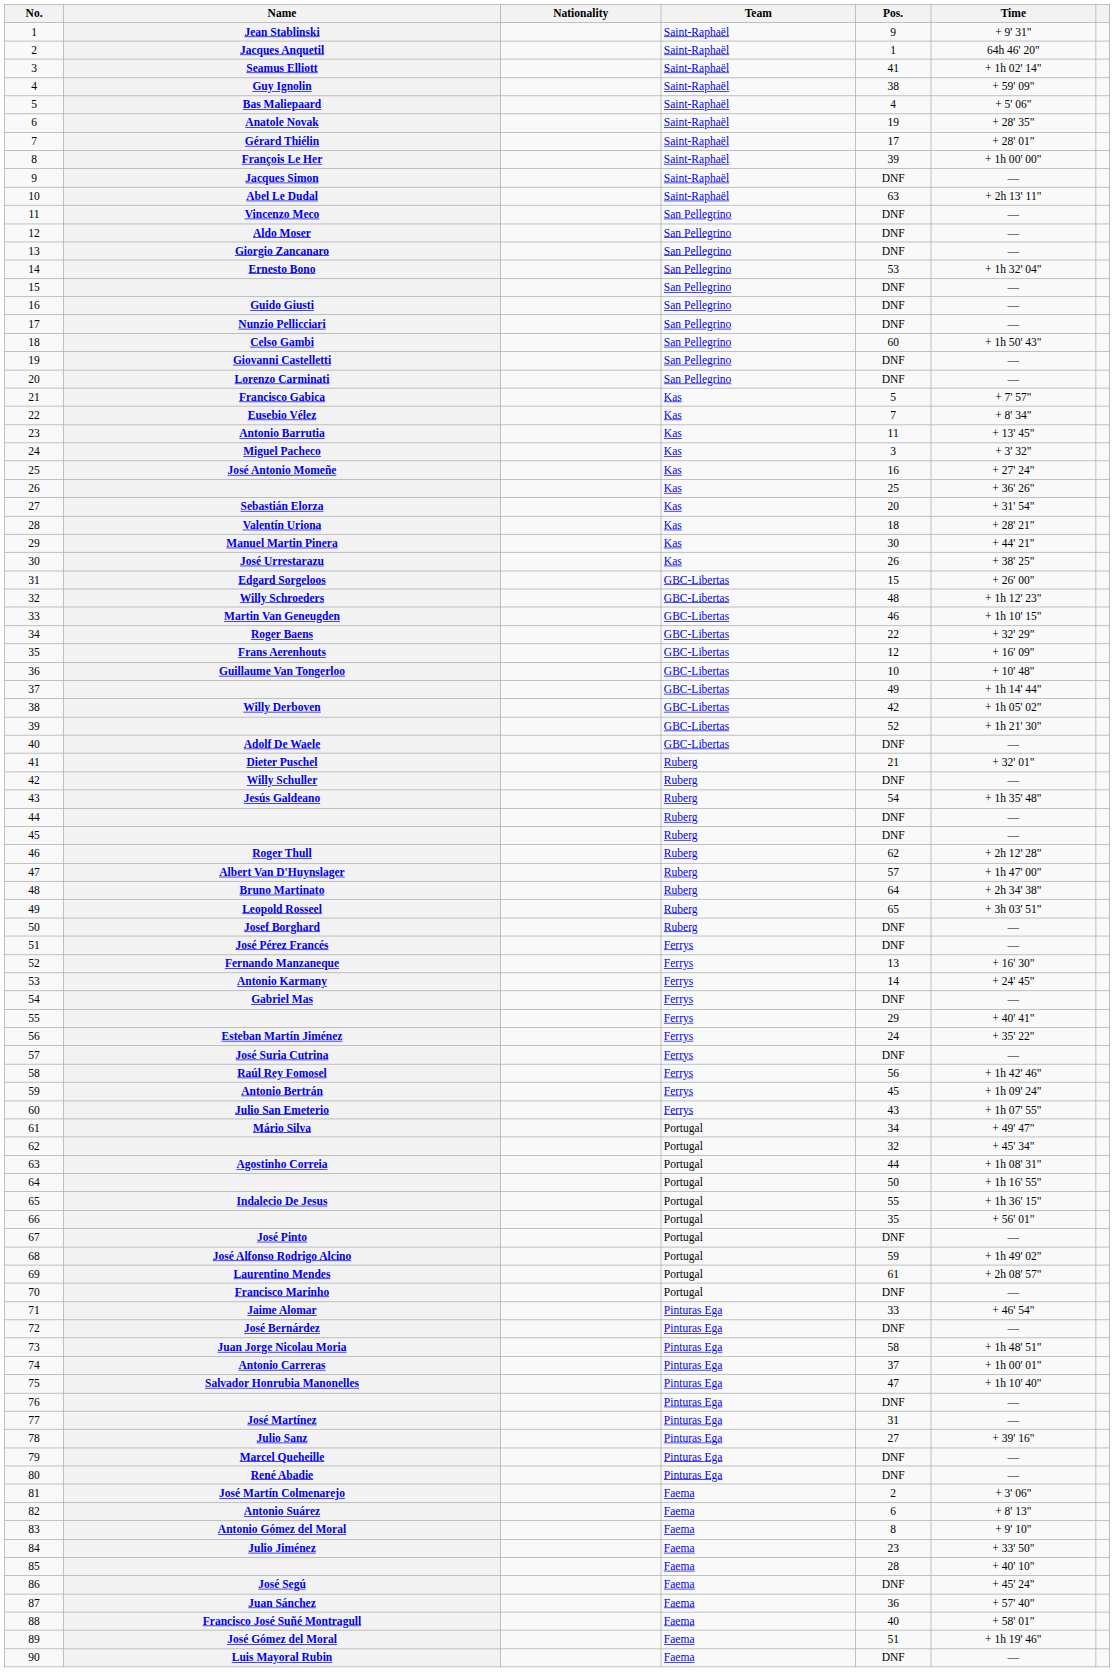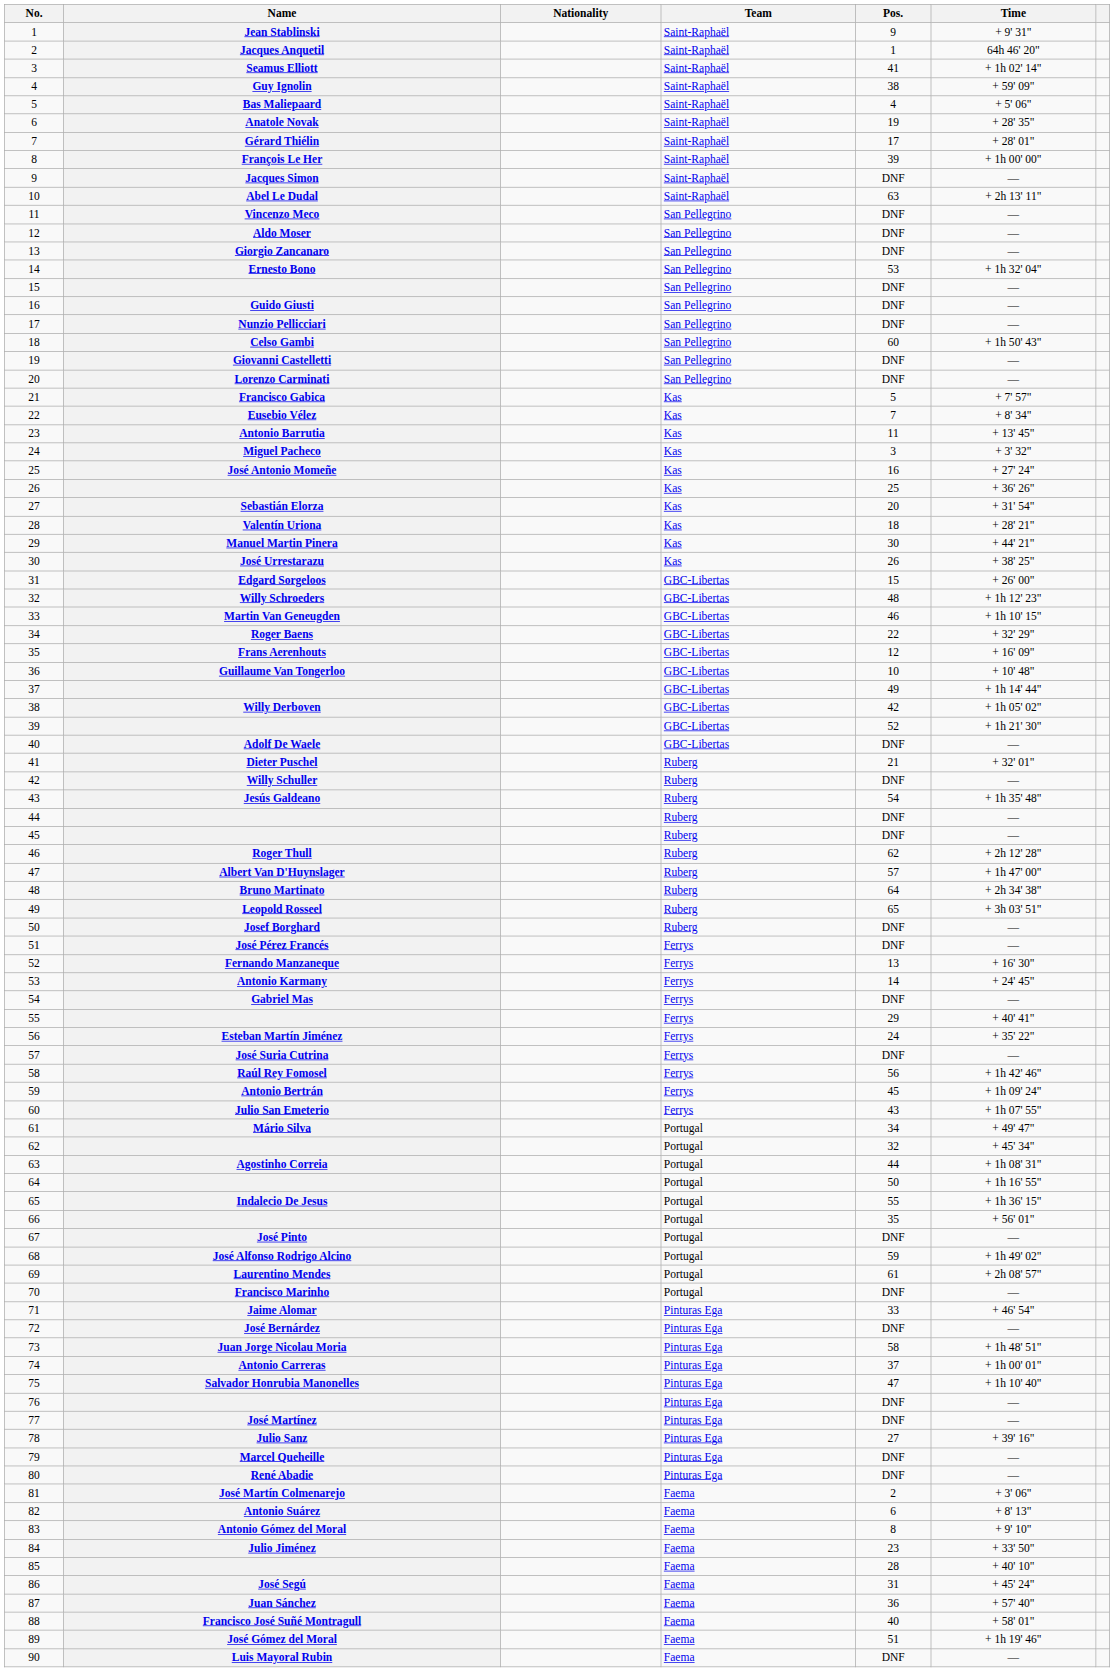(893, 1420) 31 -> (893, 1420) DNF
(893, 1584) DNF -> (893, 1584) 31
